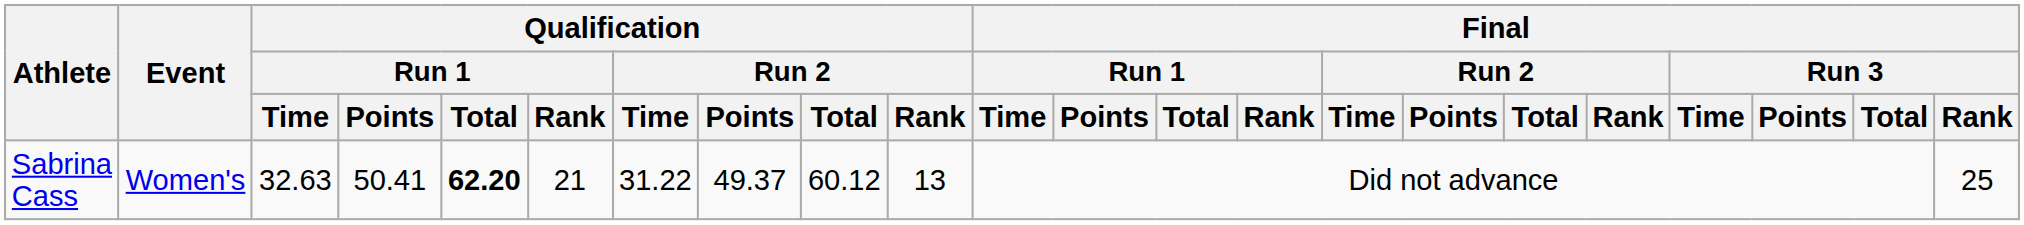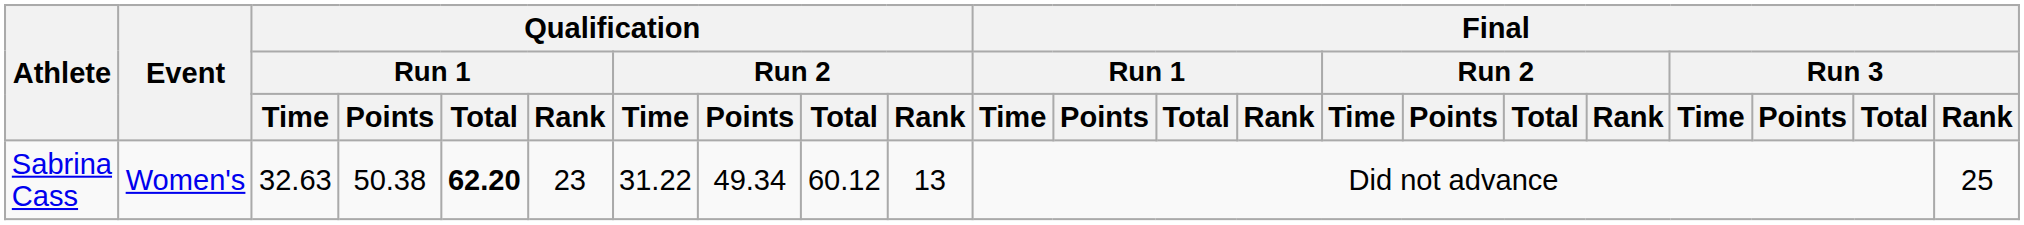(390, 180) 50.41 -> (390, 180) 50.38
(570, 180) 21 -> (570, 180) 23
(750, 180) 49.37 -> (750, 180) 49.34
